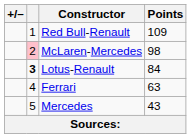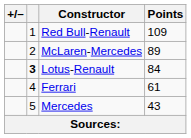(33, 50) pink background -> (33, 50) no background
(154, 50) 98 -> (154, 50) 89
(154, 87) 63 -> (154, 87) 61
